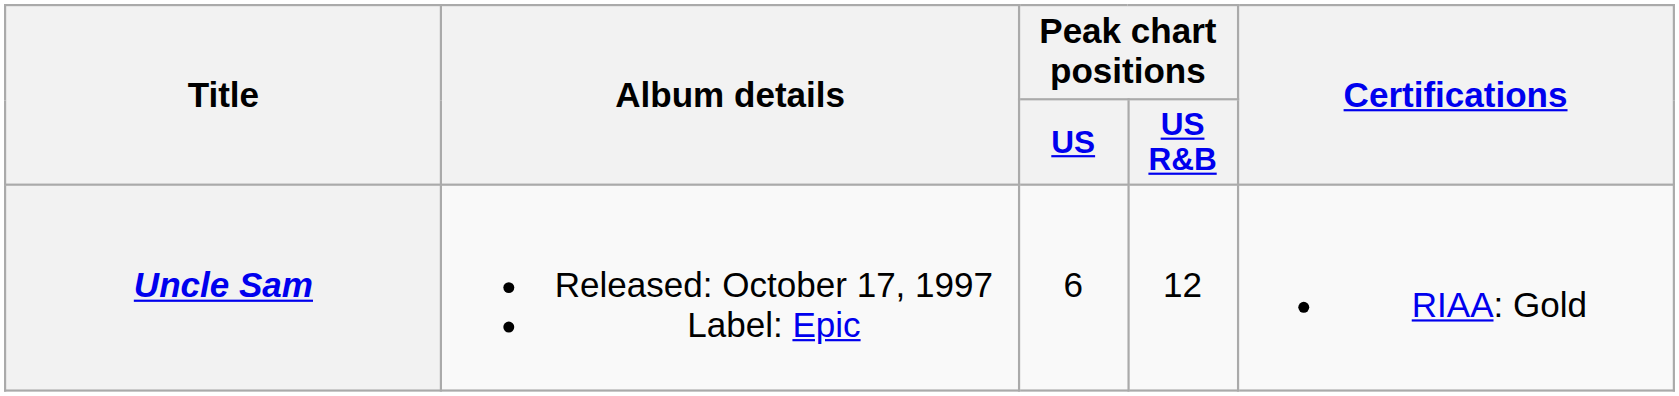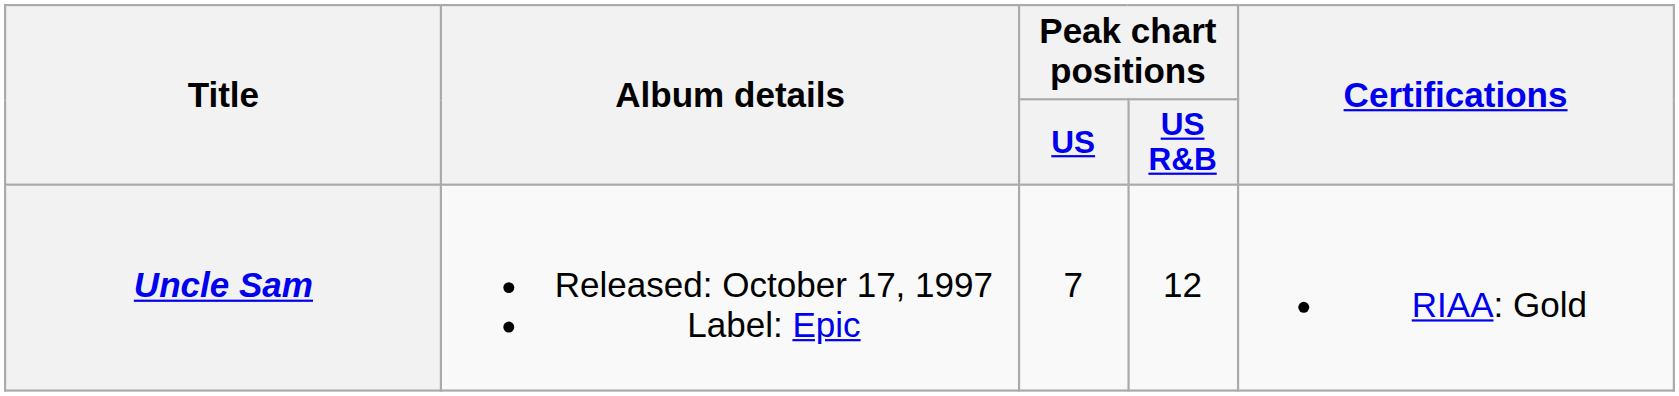(1073, 286) 6 -> (1073, 286) 7
